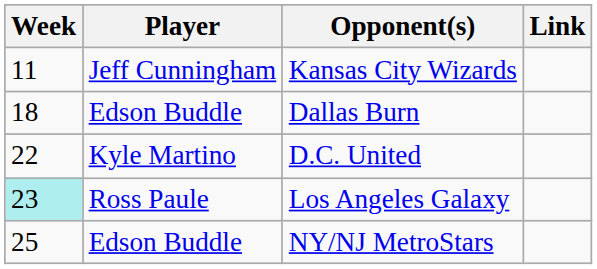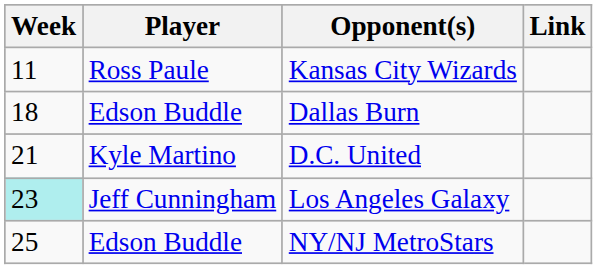(182, 69) Jeff Cunningham -> (149, 69) Ross Paule
(25, 155) 22 -> (25, 155) 21
(149, 198) Ross Paule -> (182, 198) Jeff Cunningham
